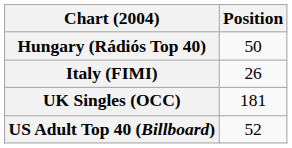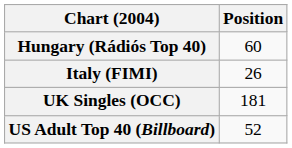(253, 45) 50 -> (253, 45) 60
